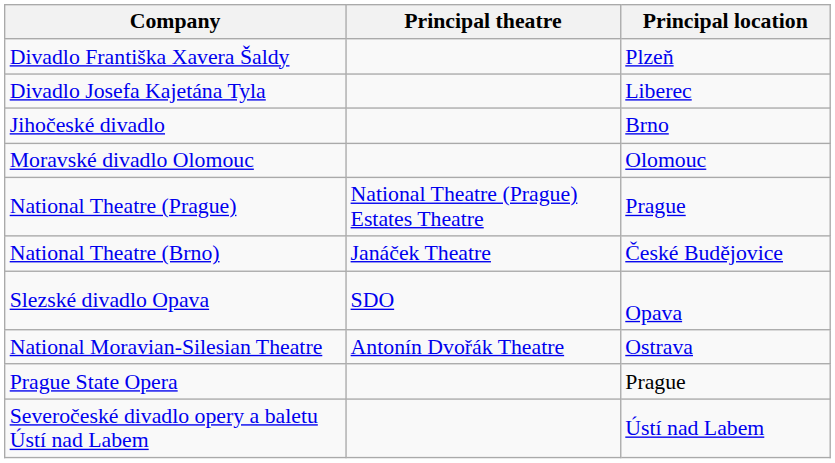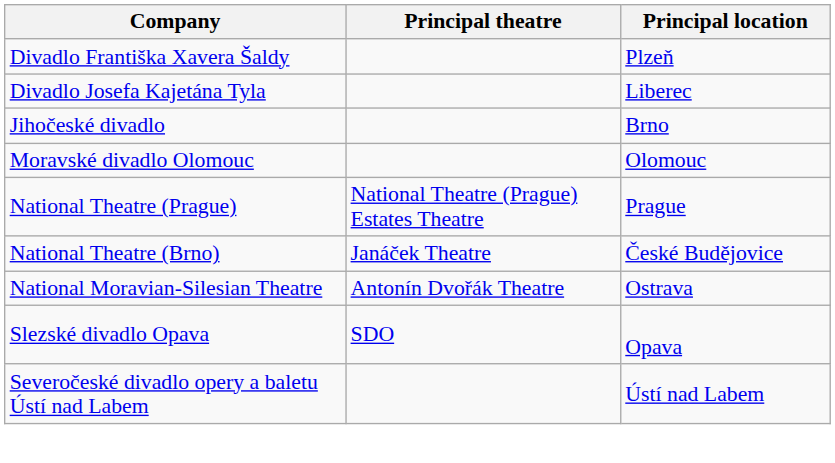rows swapped: (109, 300) <-> (166, 346)
- row: (94, 381)
